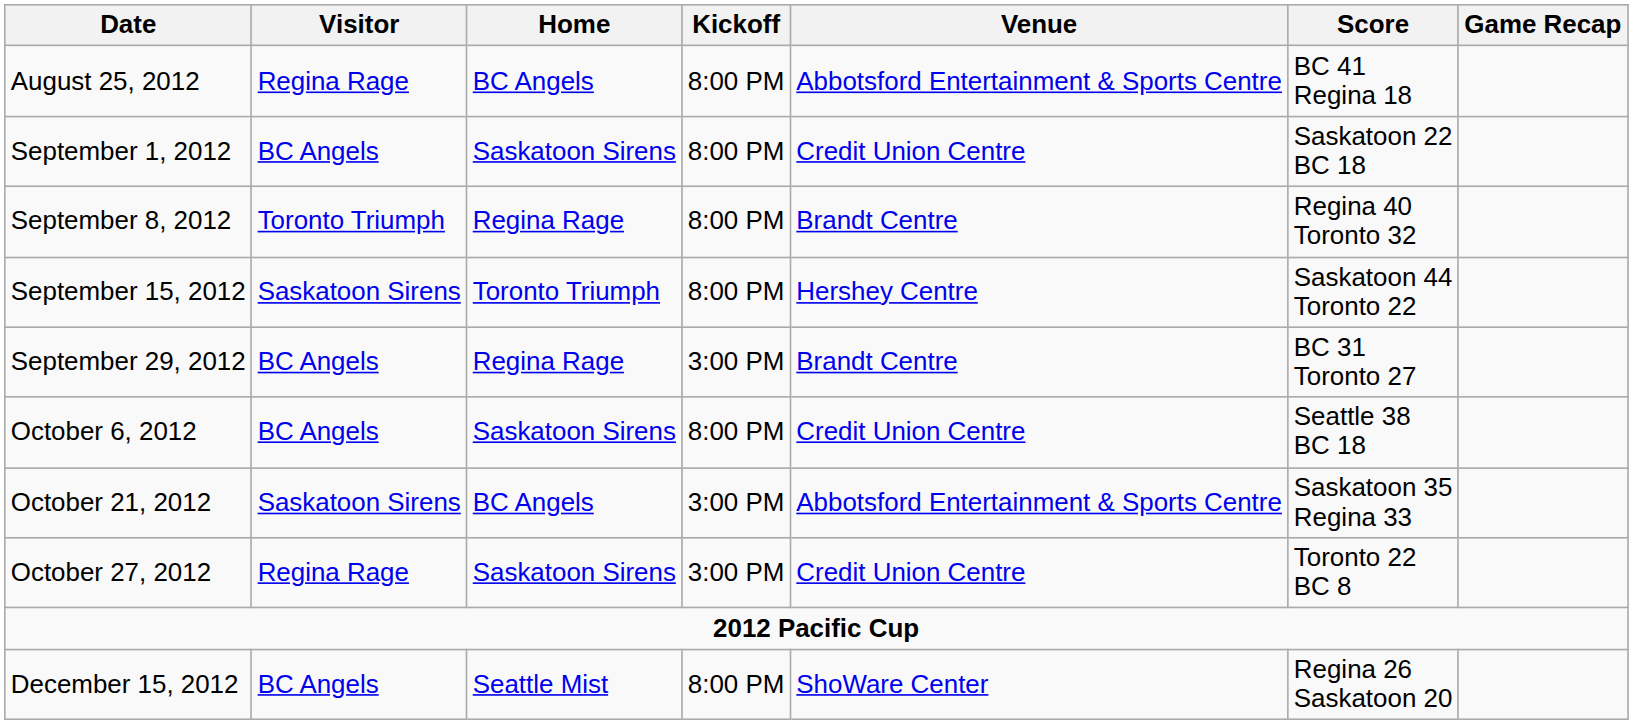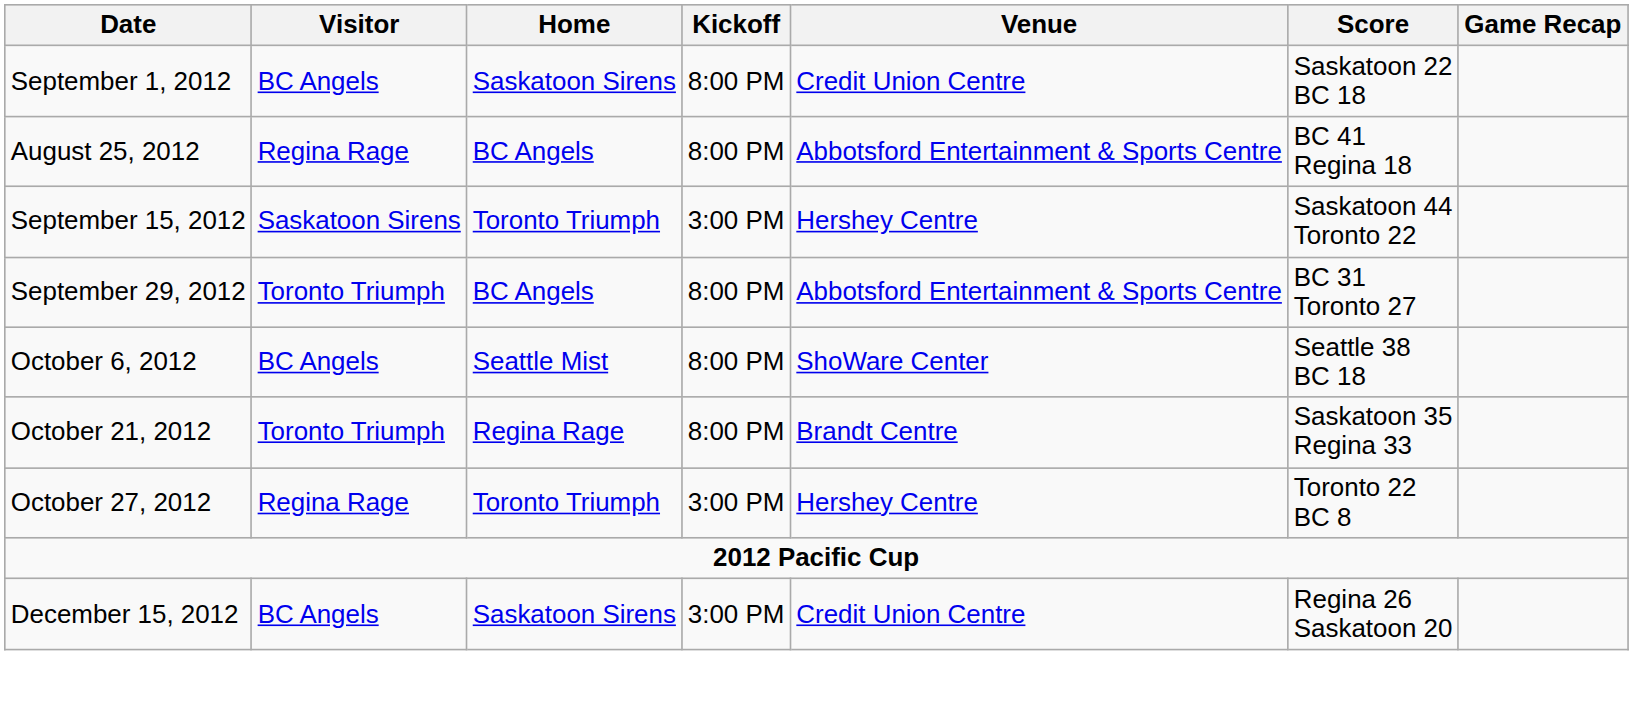rows swapped: (105, 80) <-> (121, 151)
- row: (121, 221)
(736, 291) 8:00 PM -> (736, 221) 3:00 PM
(318, 361) BC Angels -> (351, 291) Toronto Triumph
(548, 361) Regina Rage -> (533, 291) BC Angels
(736, 361) 3:00 PM -> (736, 291) 8:00 PM
(877, 361) Brandt Centre -> (1039, 291) Abbotsford Entertainment & Sports Centre
(574, 432) Saskatoon Sirens -> (540, 361) Seattle Mist
(911, 432) Credit Union Centre -> (892, 361) ShoWare Center
(359, 502) Saskatoon Sirens -> (351, 432) Toronto Triumph
(533, 502) BC Angels -> (548, 432) Regina Rage
(736, 502) 3:00 PM -> (736, 432) 8:00 PM
(1039, 502) Abbotsford Entertainment & Sports Centre -> (877, 432) Brandt Centre
(574, 572) Saskatoon Sirens -> (566, 502) Toronto Triumph
(911, 572) Credit Union Centre -> (887, 502) Hershey Centre
(540, 683) Seattle Mist -> (574, 613) Saskatoon Sirens
(736, 683) 8:00 PM -> (736, 613) 3:00 PM
(892, 683) ShoWare Center -> (911, 613) Credit Union Centre
